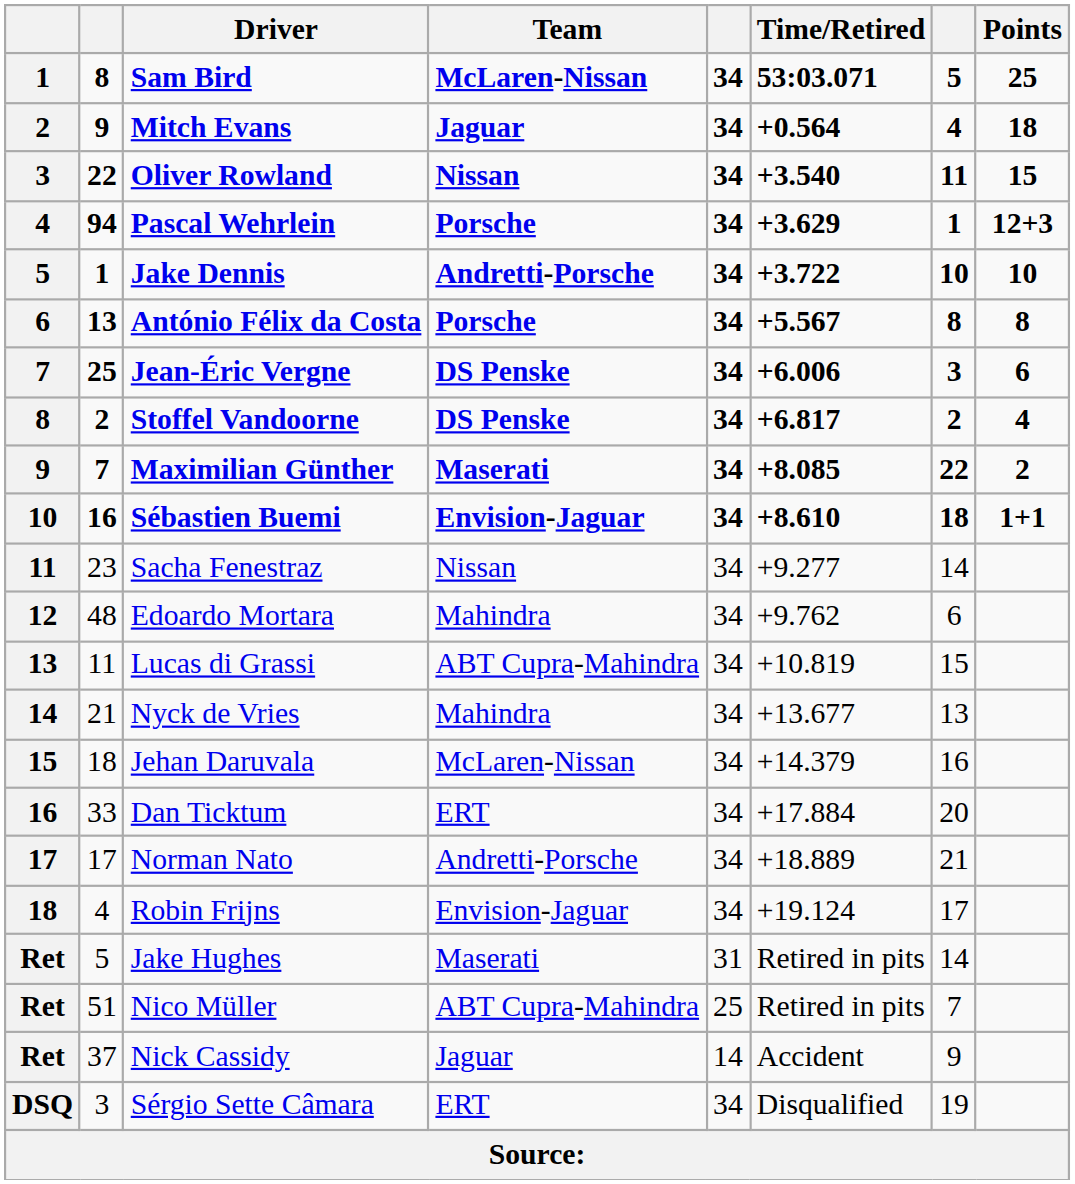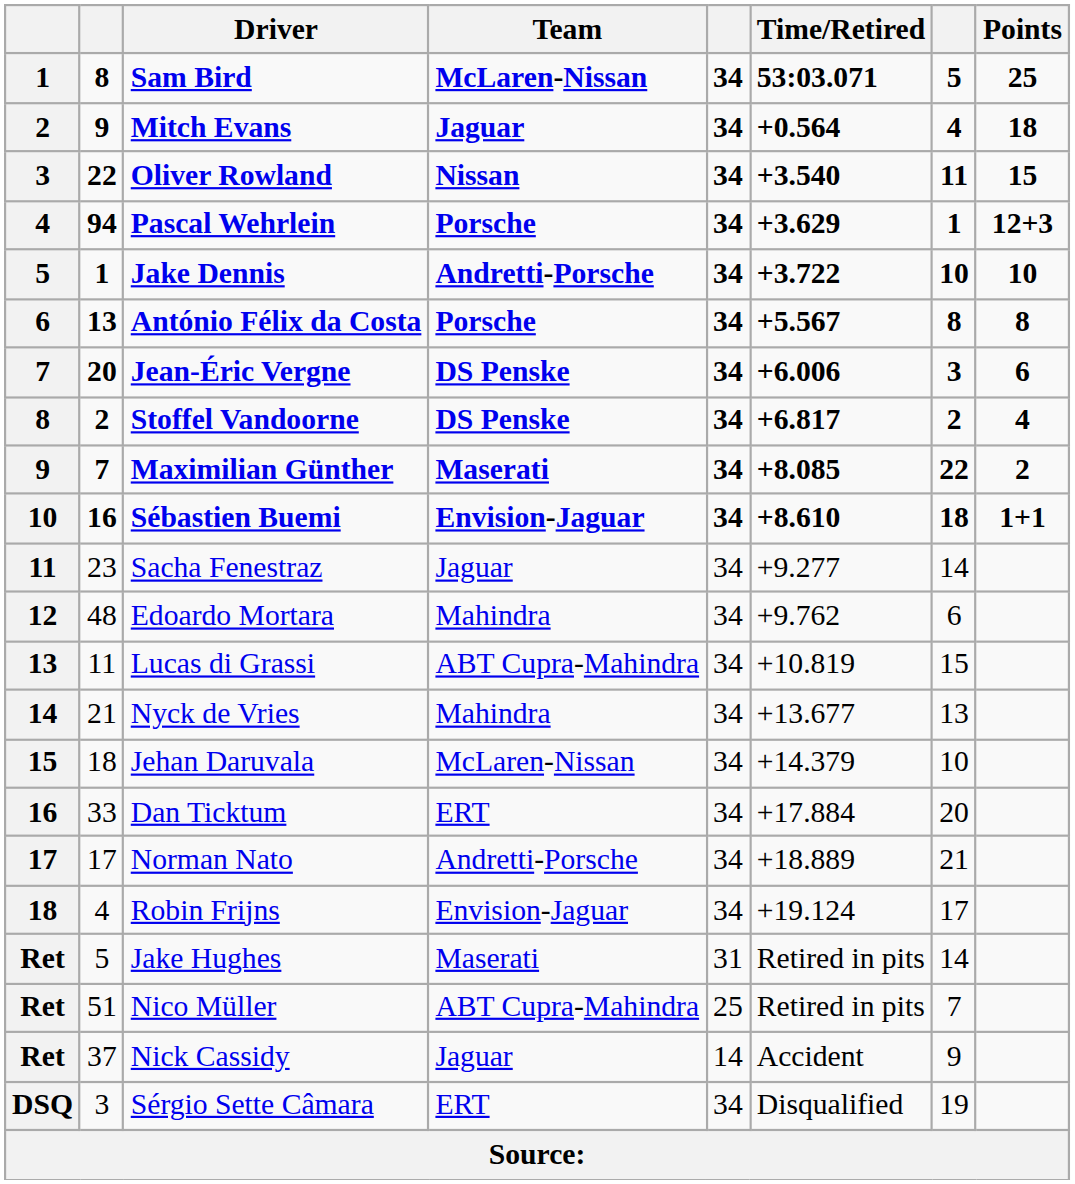(102, 370) 25 -> (102, 370) 20
(476, 566) Nissan -> (474, 566) Jaguar
(954, 762) 16 -> (954, 762) 10
